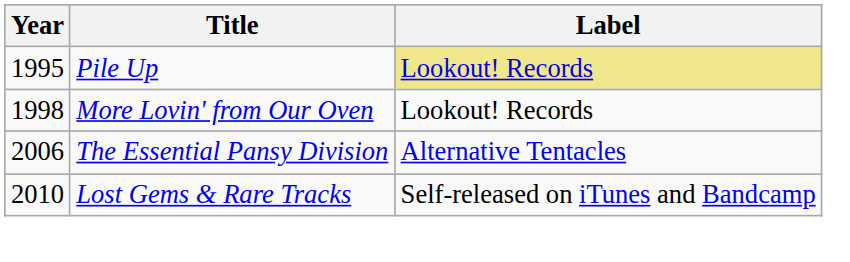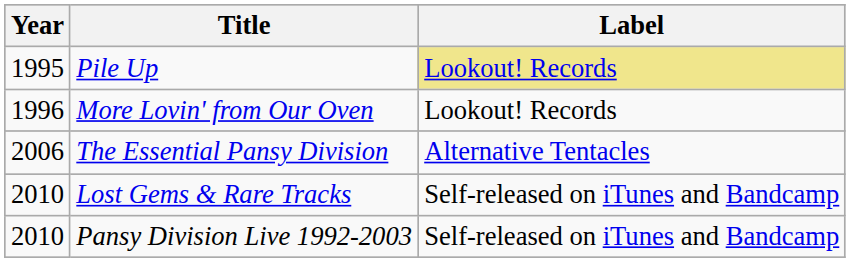(38, 109) 1998 -> (38, 109) 1996
+ row: (244, 236)
